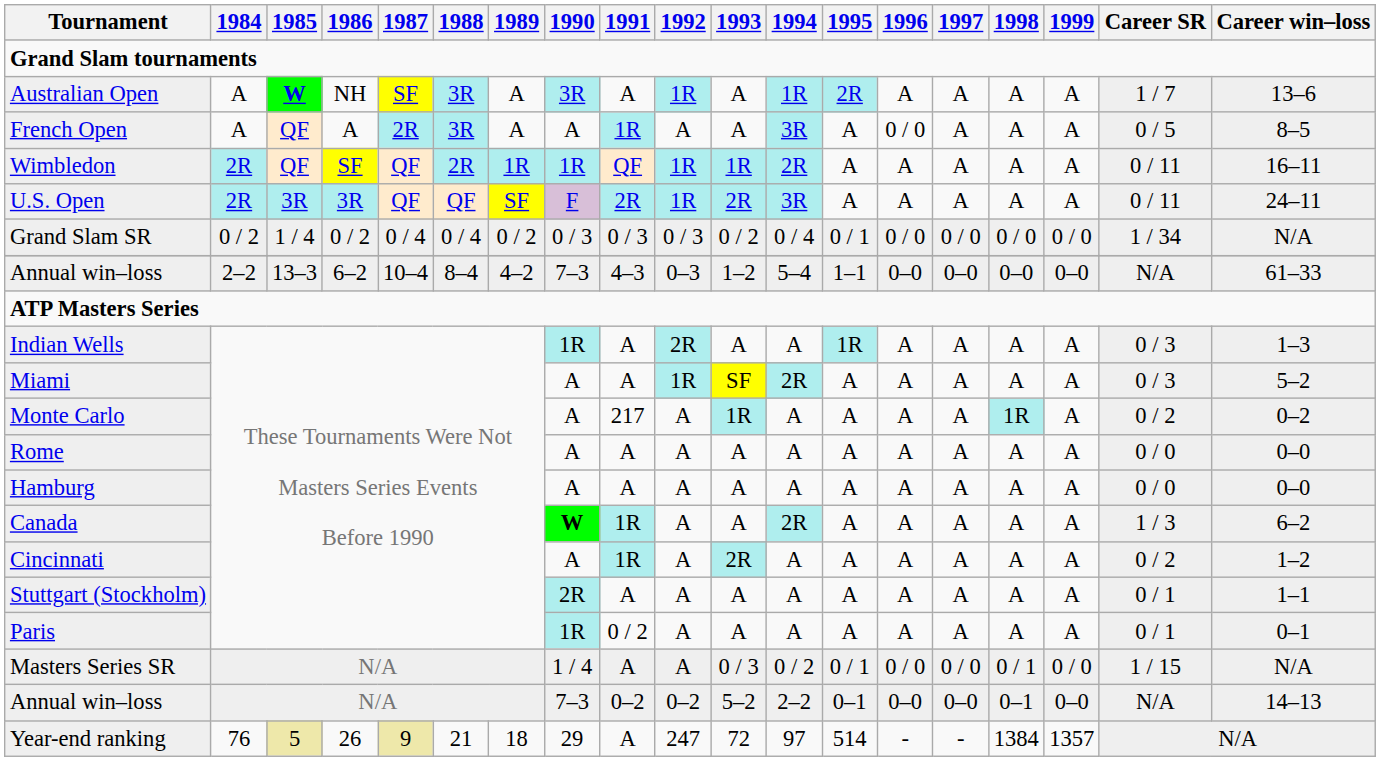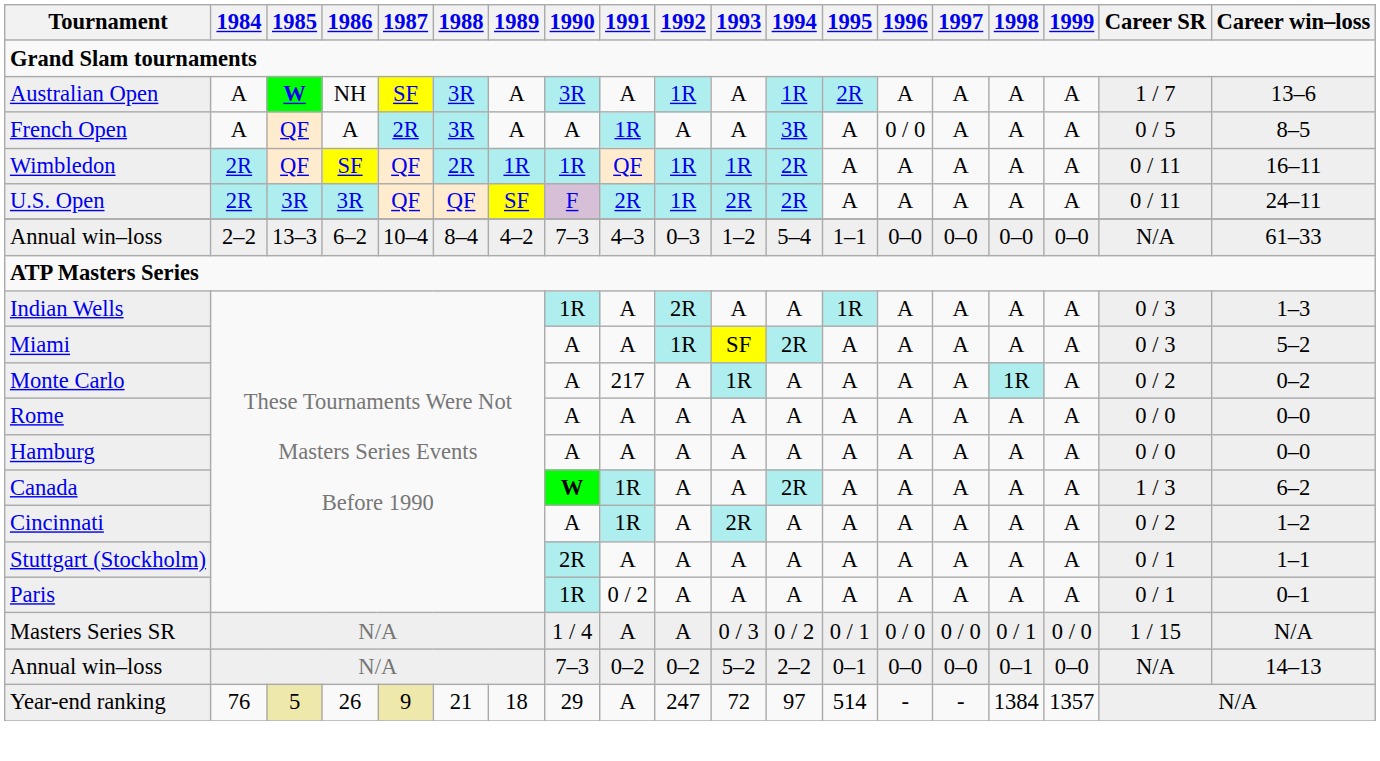(794, 201) 3R -> (794, 201) 2R
- row: (81, 237)
